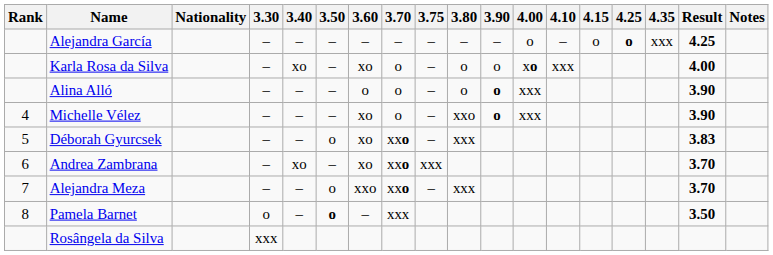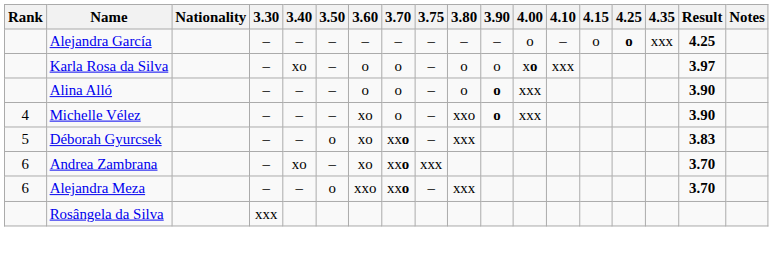(365, 66) xo -> (365, 66) o
(702, 66) 4.00 -> (702, 66) 3.97
(25, 188) 7 -> (25, 188) 6
- row: (93, 213)
